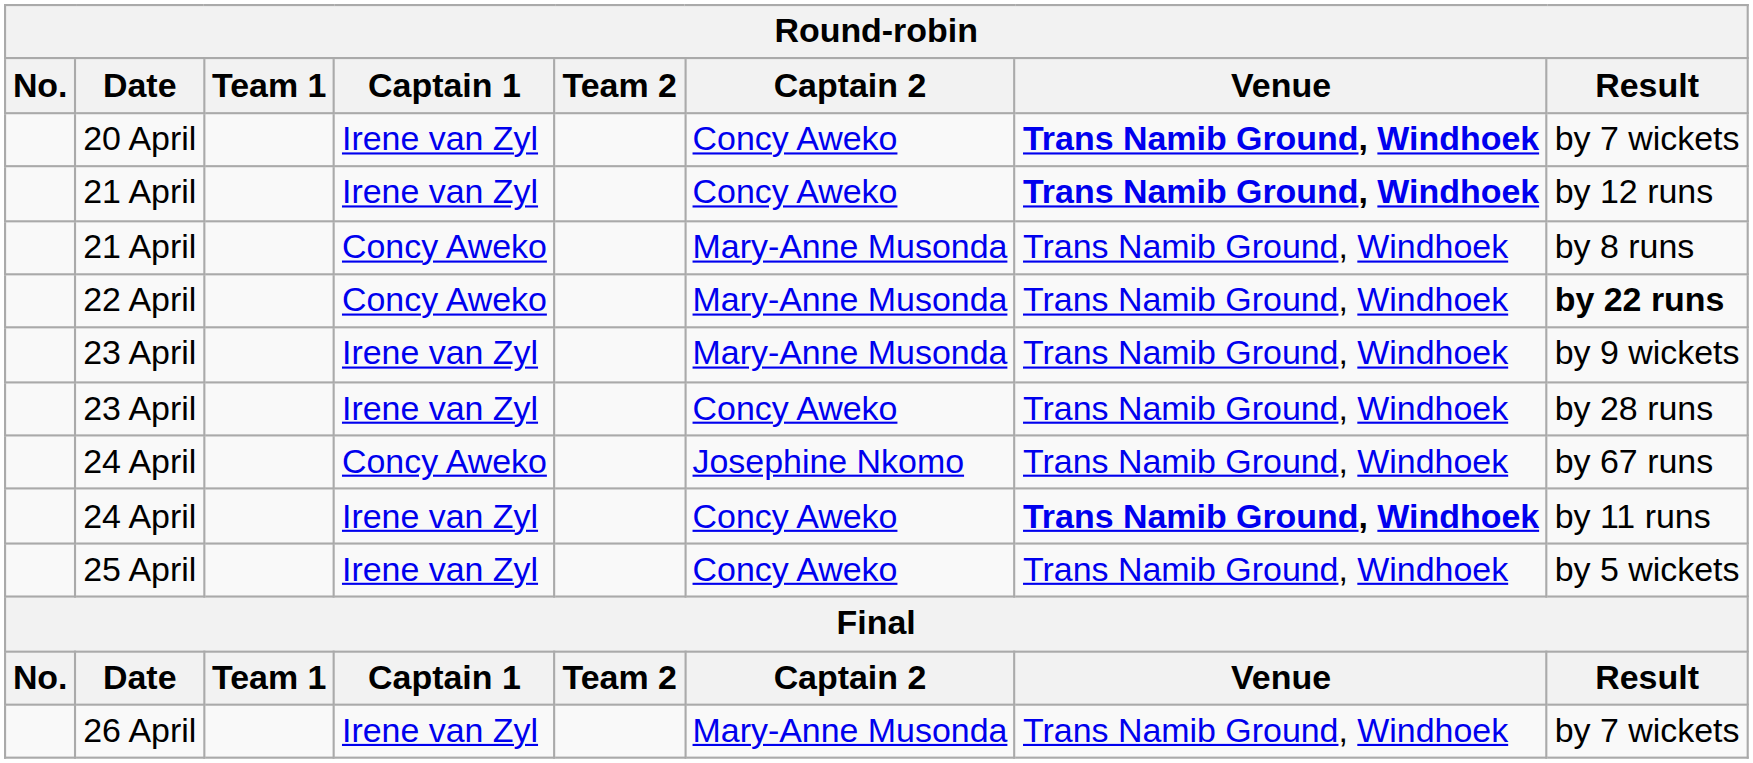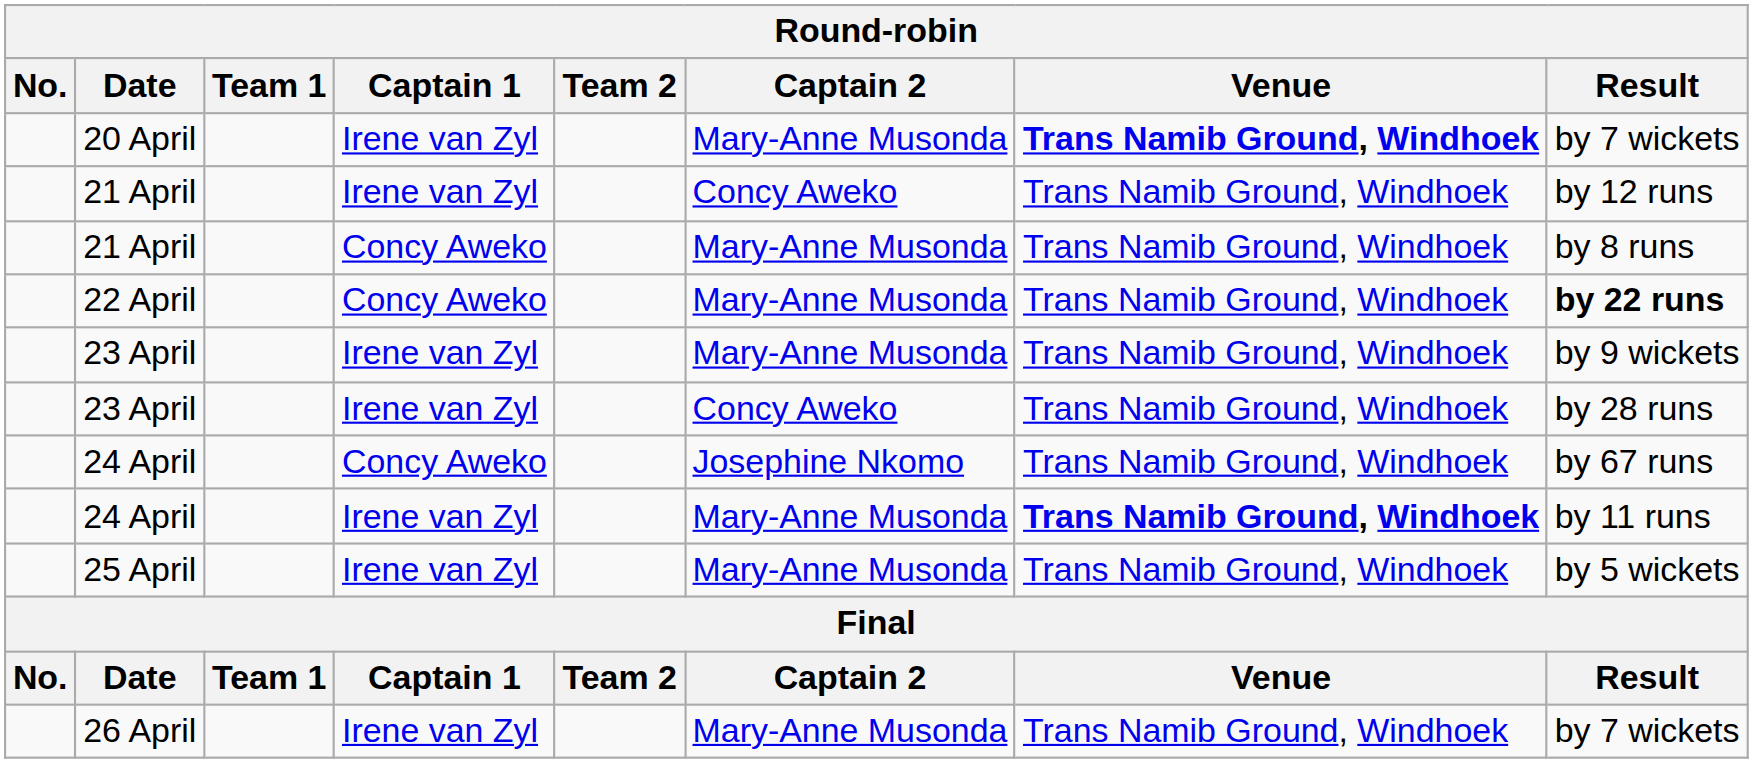(795, 138) Concy Aweko -> (850, 138) Mary-Anne Musonda
(1281, 192) bold -> (1266, 192) normal
(795, 515) Concy Aweko -> (850, 515) Mary-Anne Musonda
(795, 569) Concy Aweko -> (850, 569) Mary-Anne Musonda
